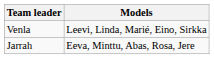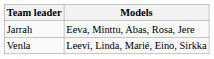rows swapped: (19, 45) <-> (19, 29)
